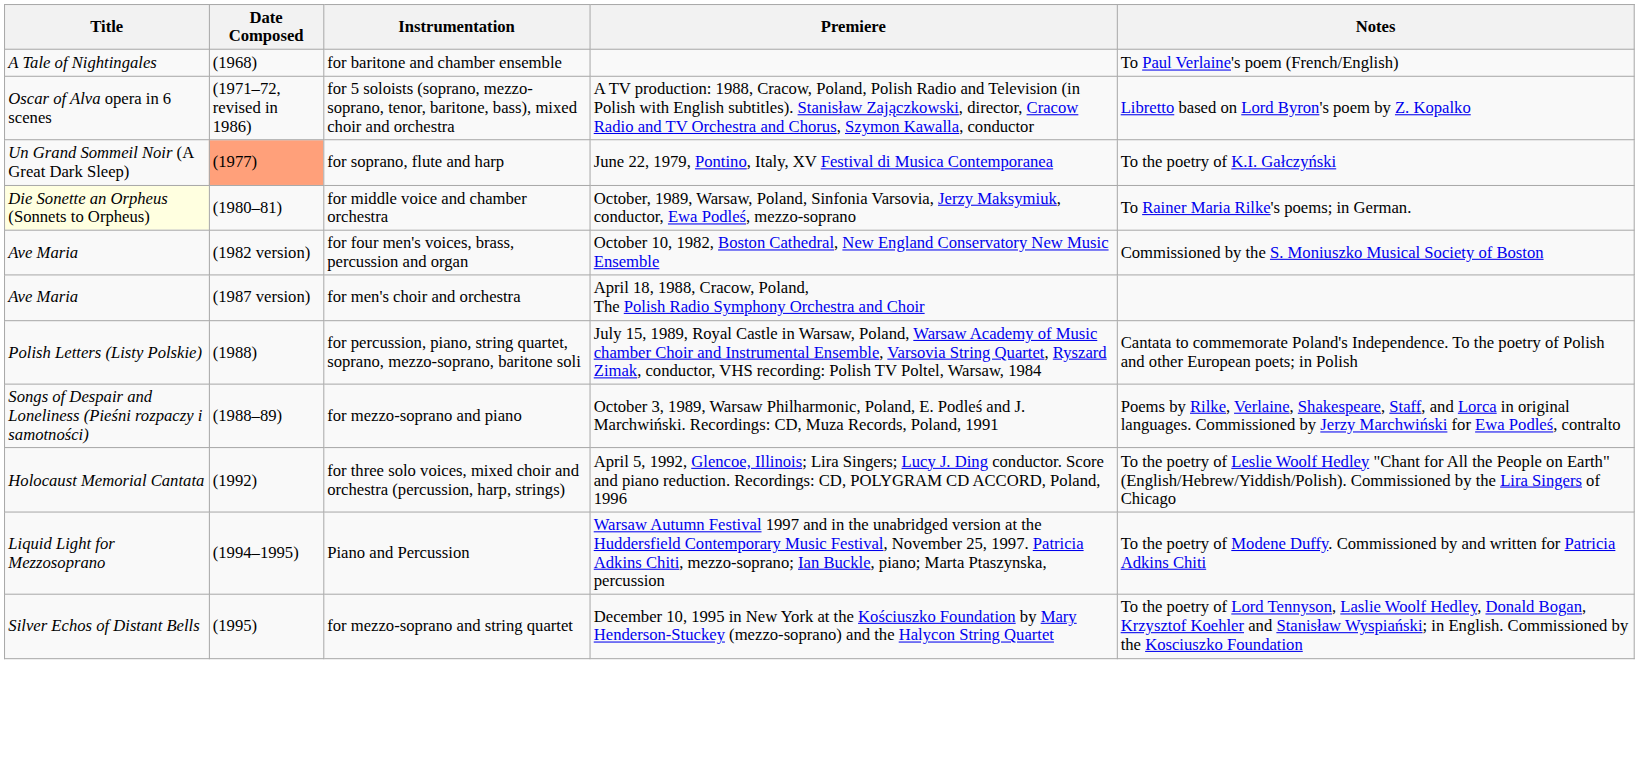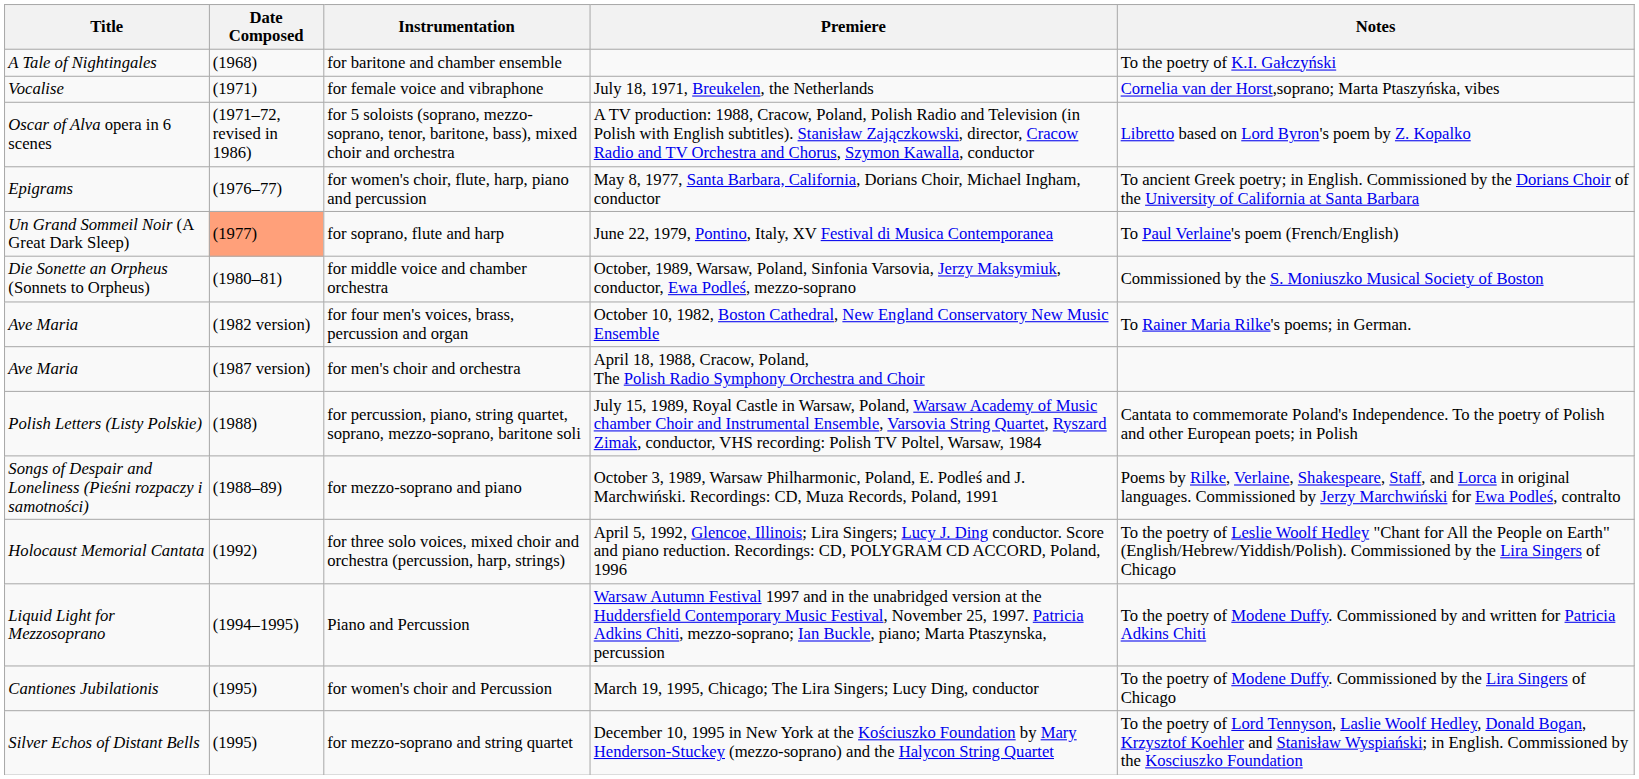(1260, 62) To Paul Verlaine's poem (French/English) -> (1228, 62) To the poetry of K.I. Gałczyński
+ row: (435, 89)
+ row: (448, 188)
(1228, 162) To the poetry of K.I. Gałczyński -> (1260, 233) To Paul Verlaine's poem (French/English)
(88, 207) lightyellow background -> (88, 278) no background
(1266, 207) To Rainer Maria Rilke's poems; in German. -> (1332, 278) Commissioned by the S. Moniuszko Musical Society of Boston
(1332, 252) Commissioned by the S. Moniuszko Musical Society of Boston -> (1266, 324) To Rainer Maria Rilke's poems; in German.
+ row: (440, 688)
